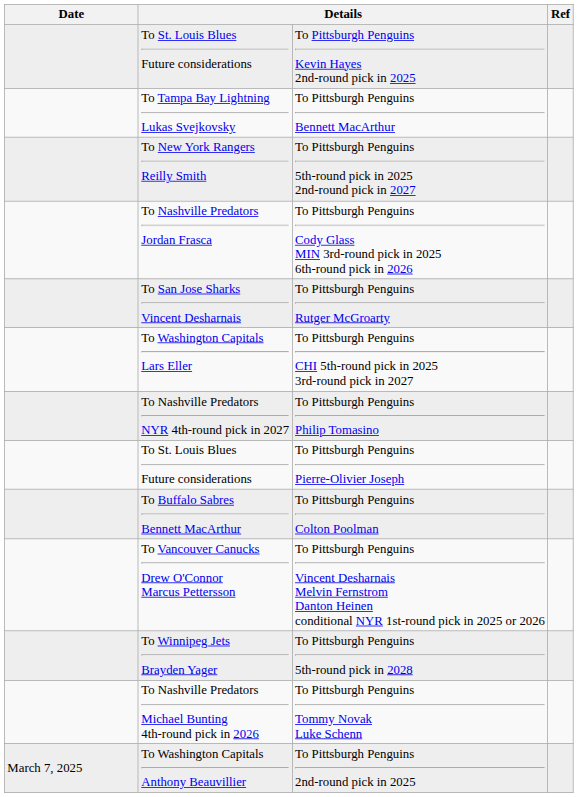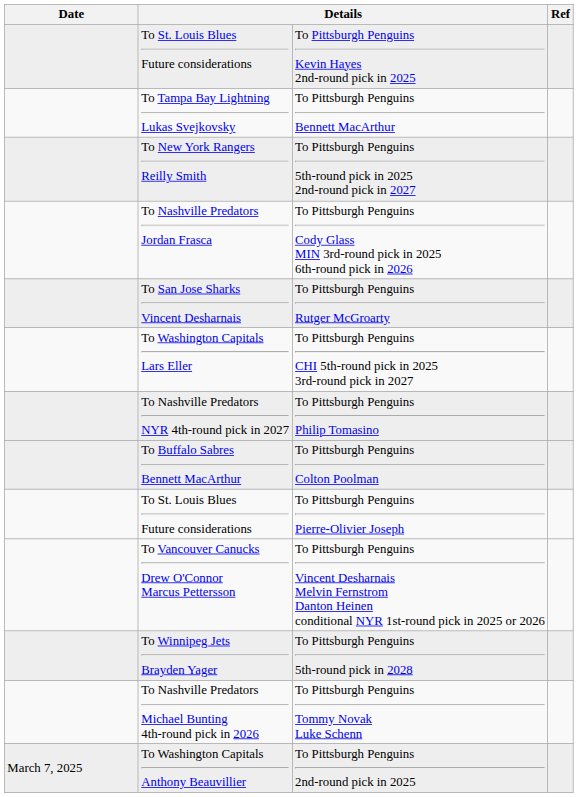rows swapped: (420, 465) <-> (420, 514)
